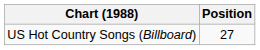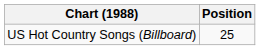(227, 34) 27 -> (227, 34) 25
